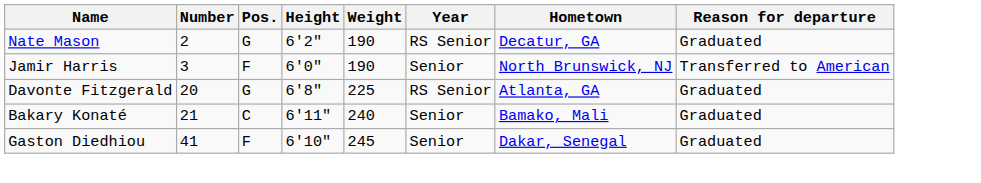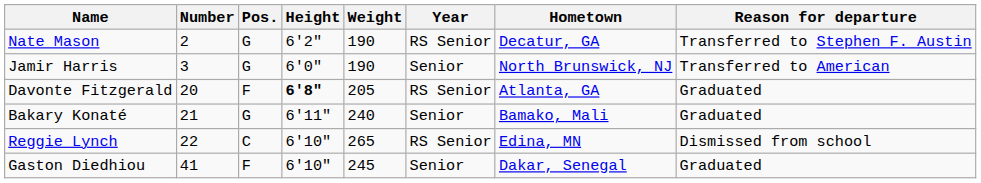(721, 42) Graduated -> (826, 42) Transferred to Stephen F. Austin
(246, 67) F -> (246, 67) G
(246, 91) G -> (246, 91) F
(304, 91) normal -> (304, 91) bold
(361, 91) 225 -> (361, 91) 205
(246, 116) C -> (246, 116) G
+ row: (63, 141)
